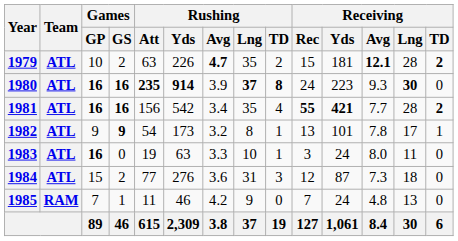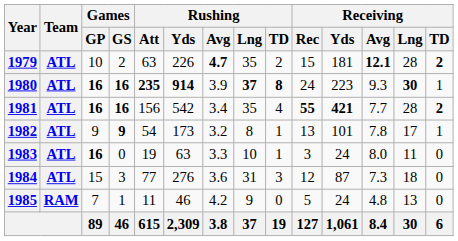(439, 85) 0 -> (439, 85) 1
(122, 177) 2 -> (122, 177) 3
(307, 200) 7 -> (307, 200) 5
